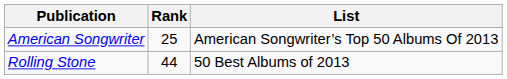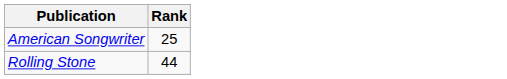- column: (346, 16)
